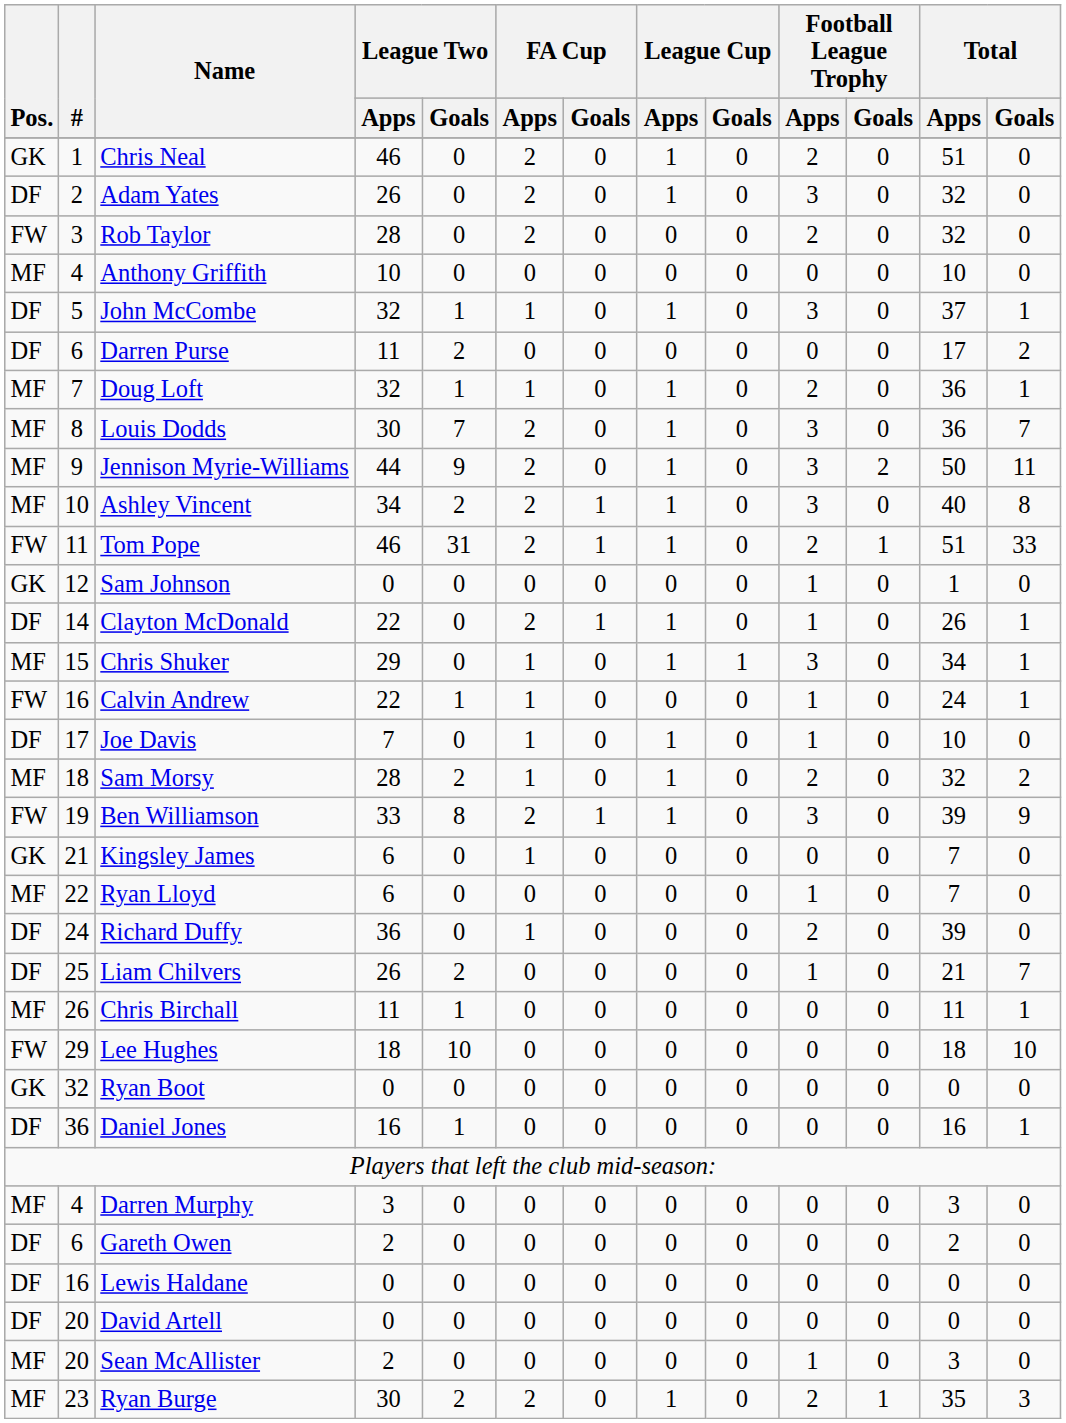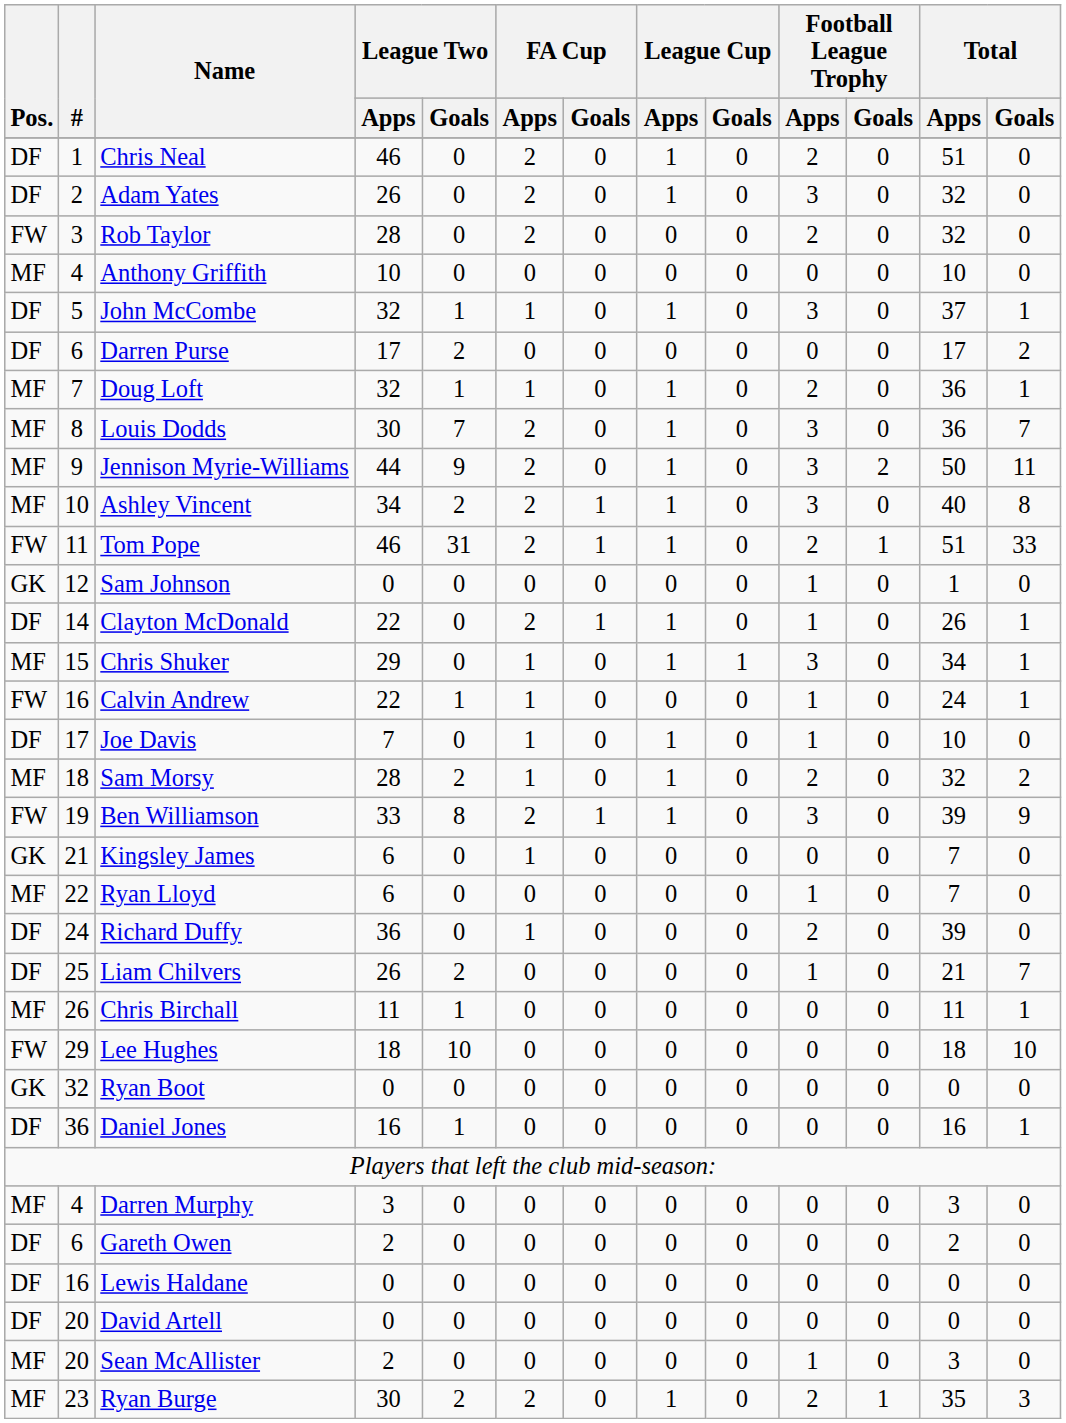(28, 156) GK -> (26, 156) DF
(388, 350) 11 -> (388, 350) 17
